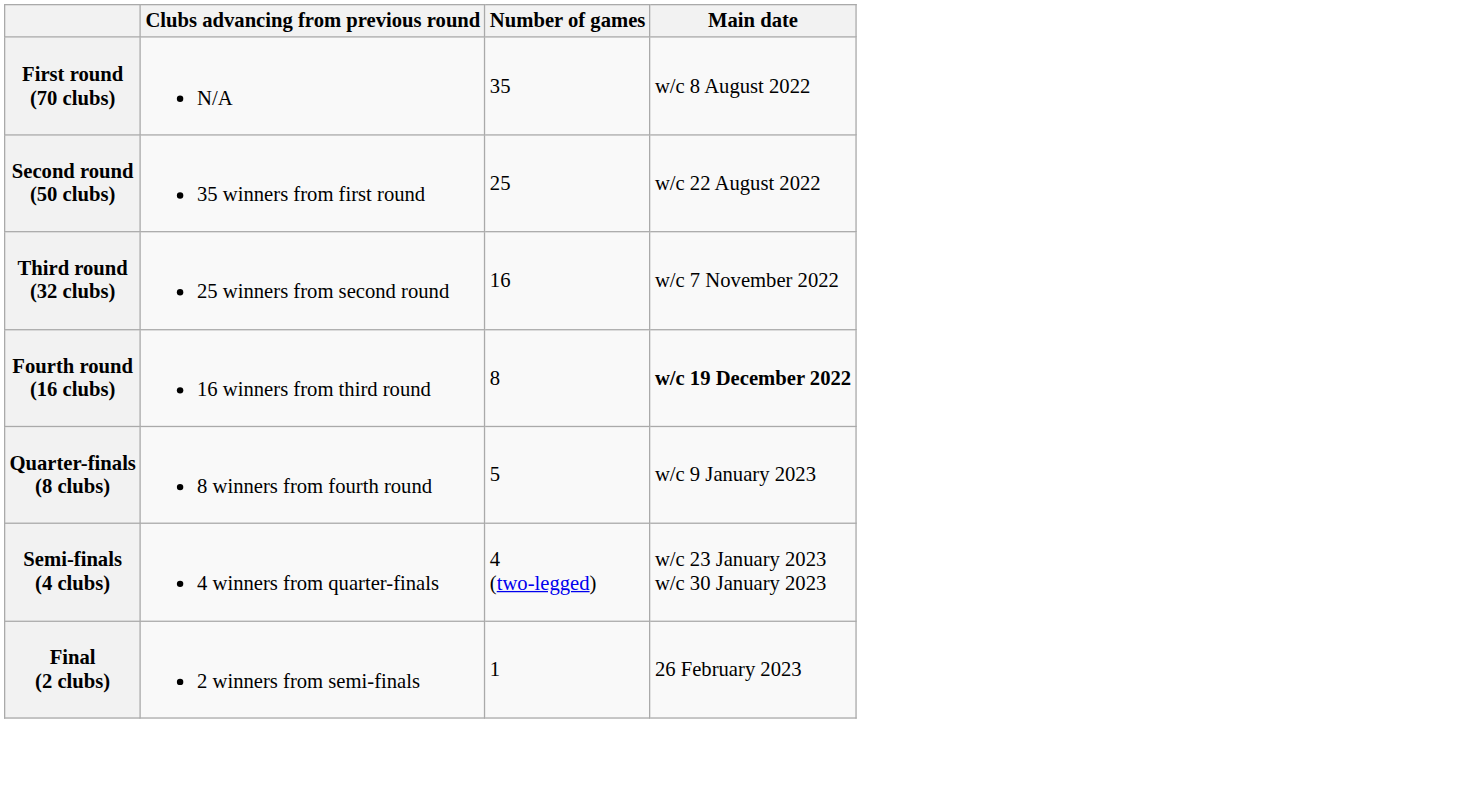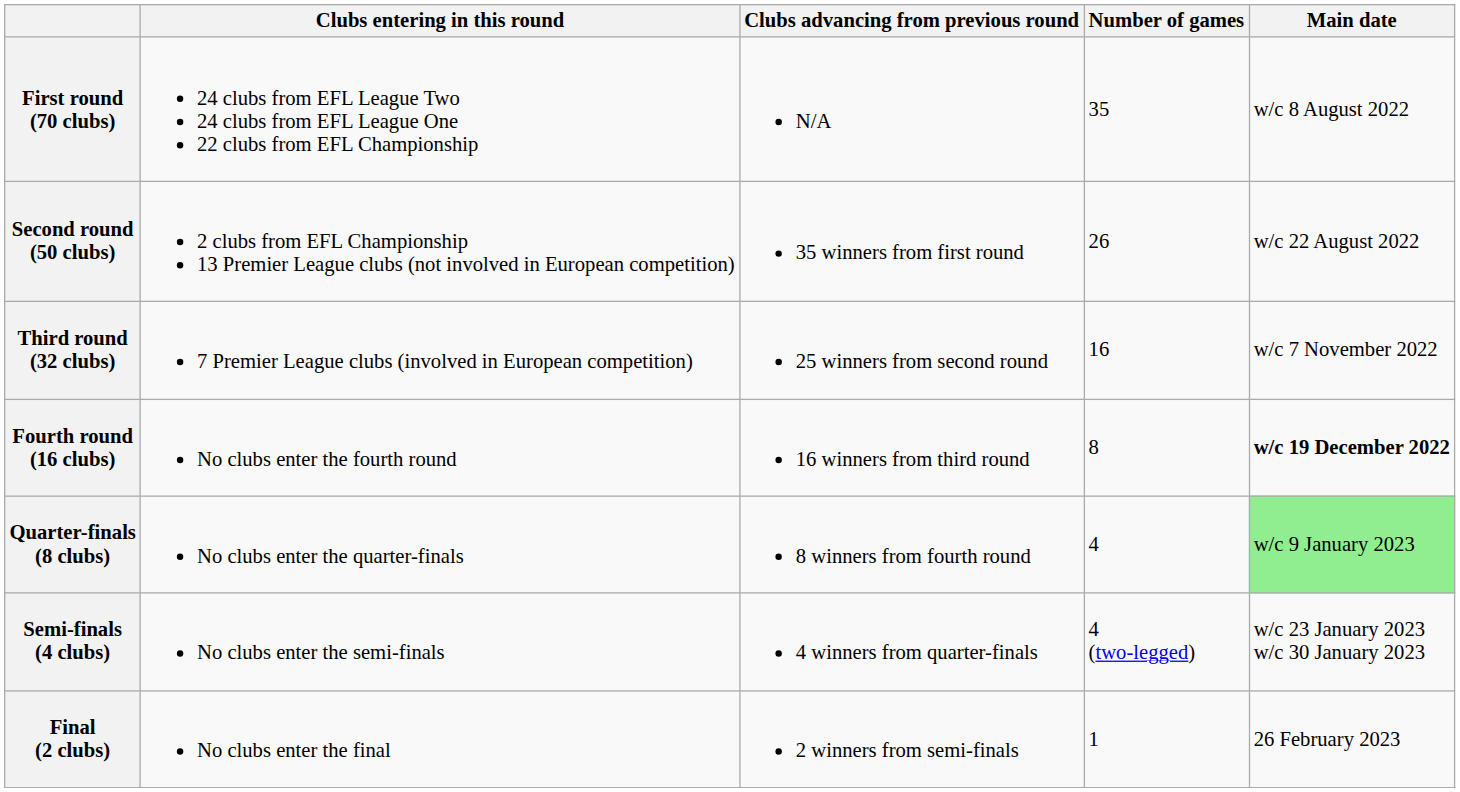+ column: (440, 20)
(500, 183) 25 -> (1099, 241) 26
(495, 474) 5 -> (1094, 544) 4
(735, 474) no background -> (1334, 544) lightgreen background
